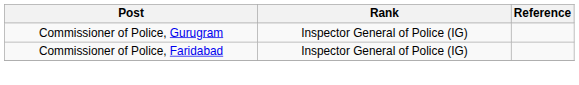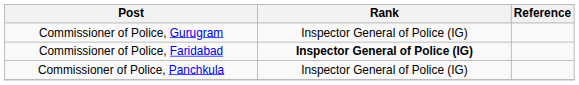(384, 51) normal -> (384, 51) bold
+ row: (131, 70)
